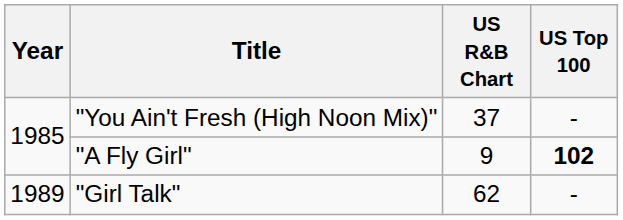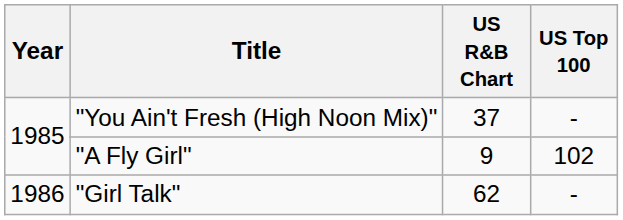(574, 155) bold -> (574, 155) normal
(37, 194) 1989 -> (37, 194) 1986
